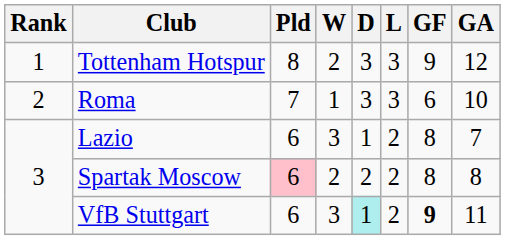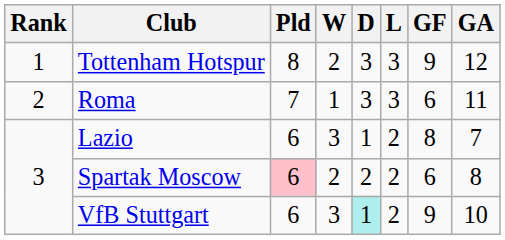(476, 100) 10 -> (476, 100) 11
(430, 176) 8 -> (430, 176) 6
(430, 215) bold -> (430, 215) normal
(476, 215) 11 -> (476, 215) 10
